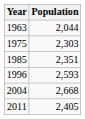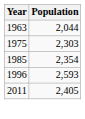(67, 59) 2,351 -> (67, 59) 2,354
- row: (17, 91)
